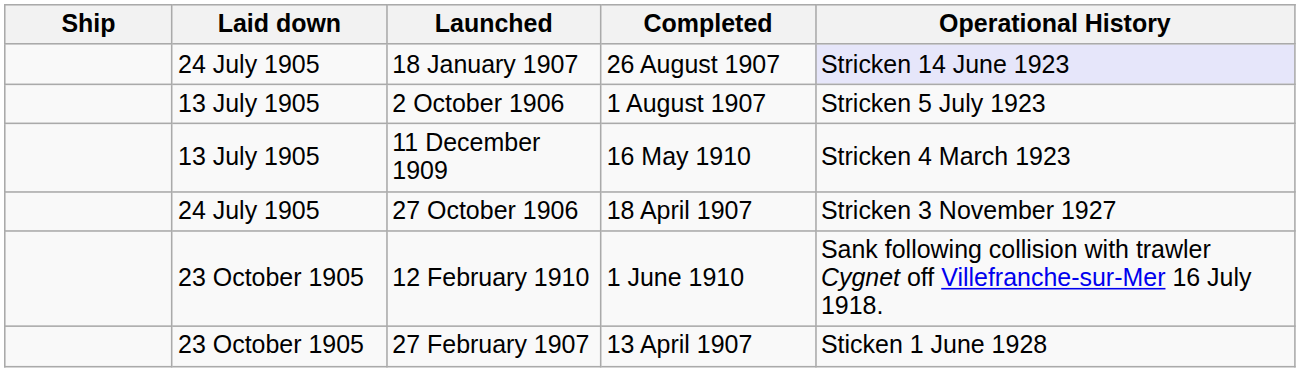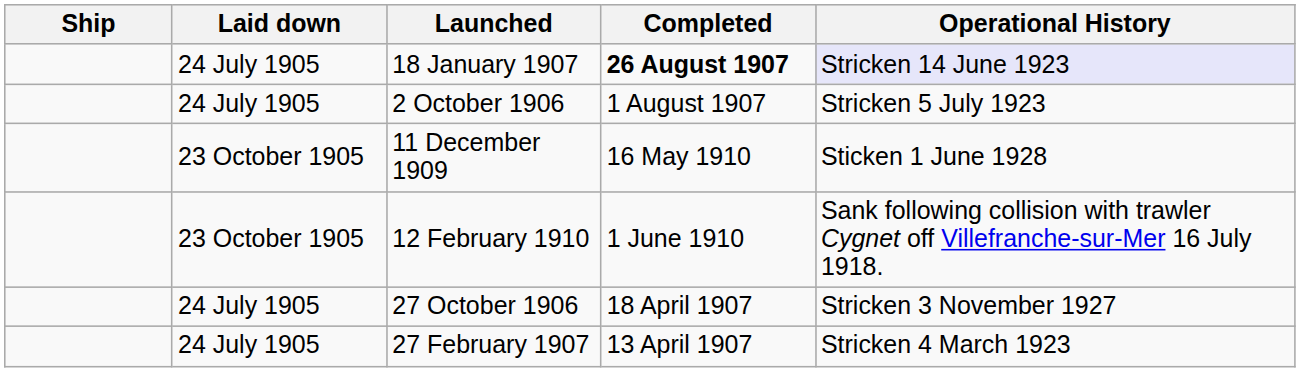(693, 63) normal -> (698, 63) bold
(249, 103) 13 July 1905 -> (249, 103) 24 July 1905
(249, 157) 13 July 1905 -> (271, 157) 23 October 1905
(946, 157) Stricken 4 March 1923 -> (934, 157) Sticken 1 June 1928
rows swapped: (491, 278) <-> (485, 210)
(271, 346) 23 October 1905 -> (249, 346) 24 July 1905
(934, 346) Sticken 1 June 1928 -> (946, 346) Stricken 4 March 1923
